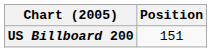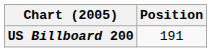(171, 37) 151 -> (171, 37) 191
